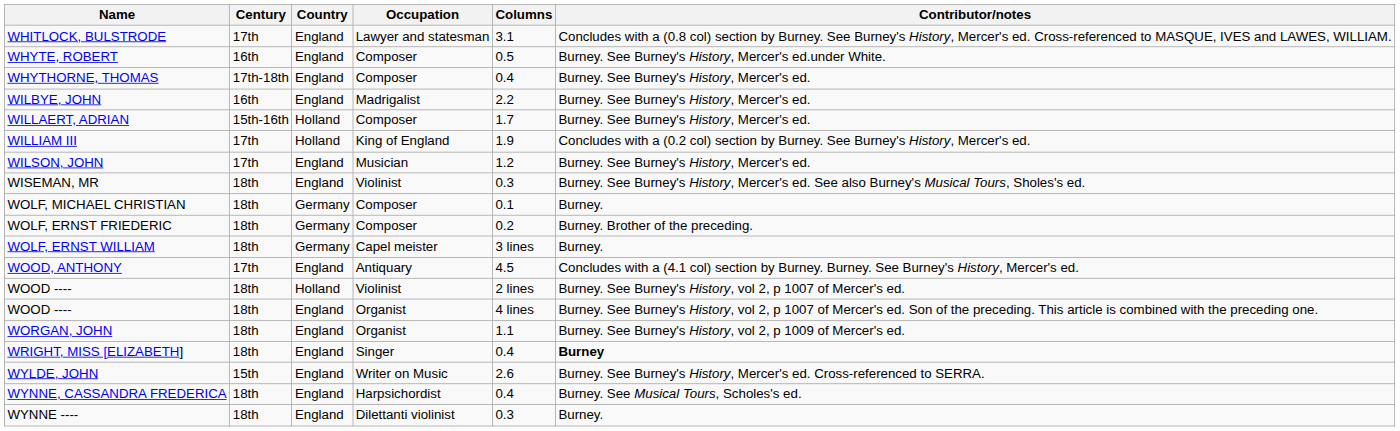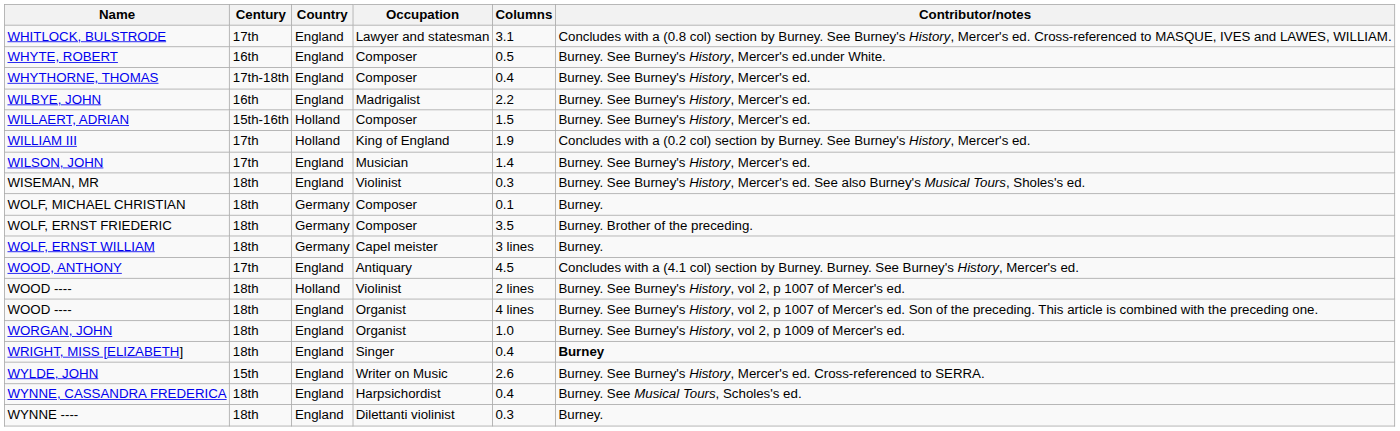(505, 120) 1.7 -> (505, 120) 1.5
(505, 162) 1.2 -> (505, 162) 1.4
(505, 225) 0.2 -> (505, 225) 3.5
(505, 330) 1.1 -> (505, 330) 1.0
